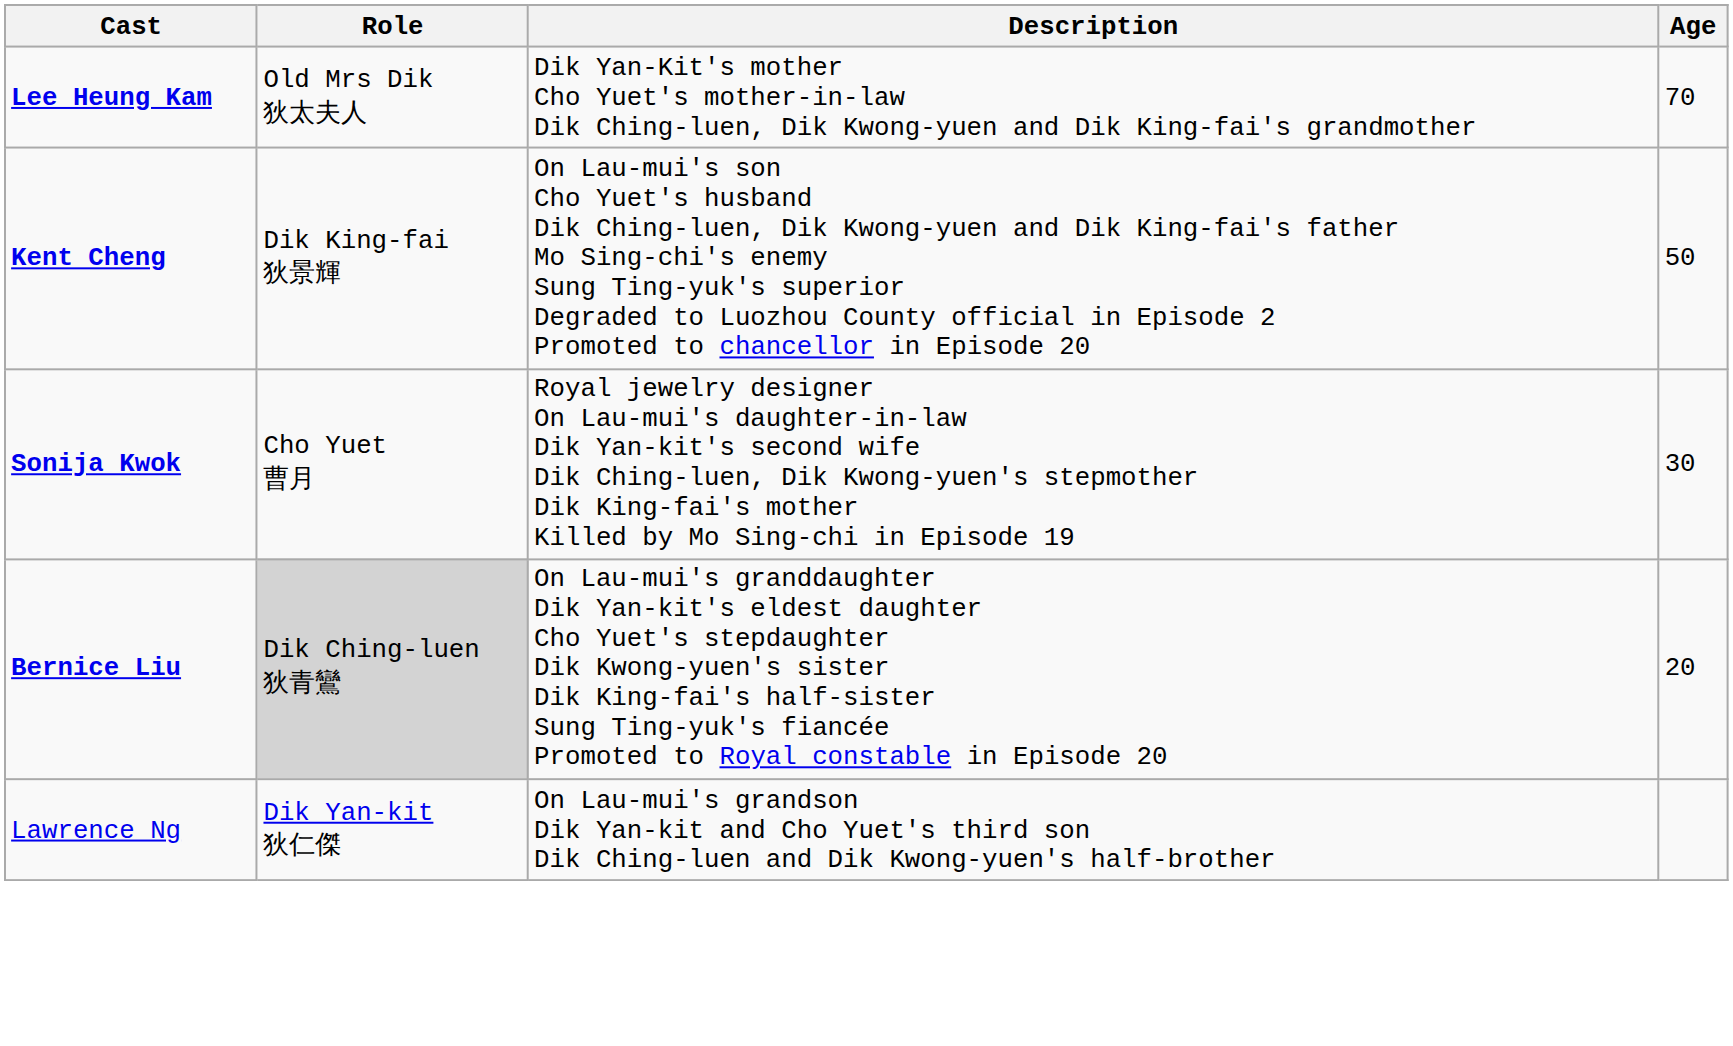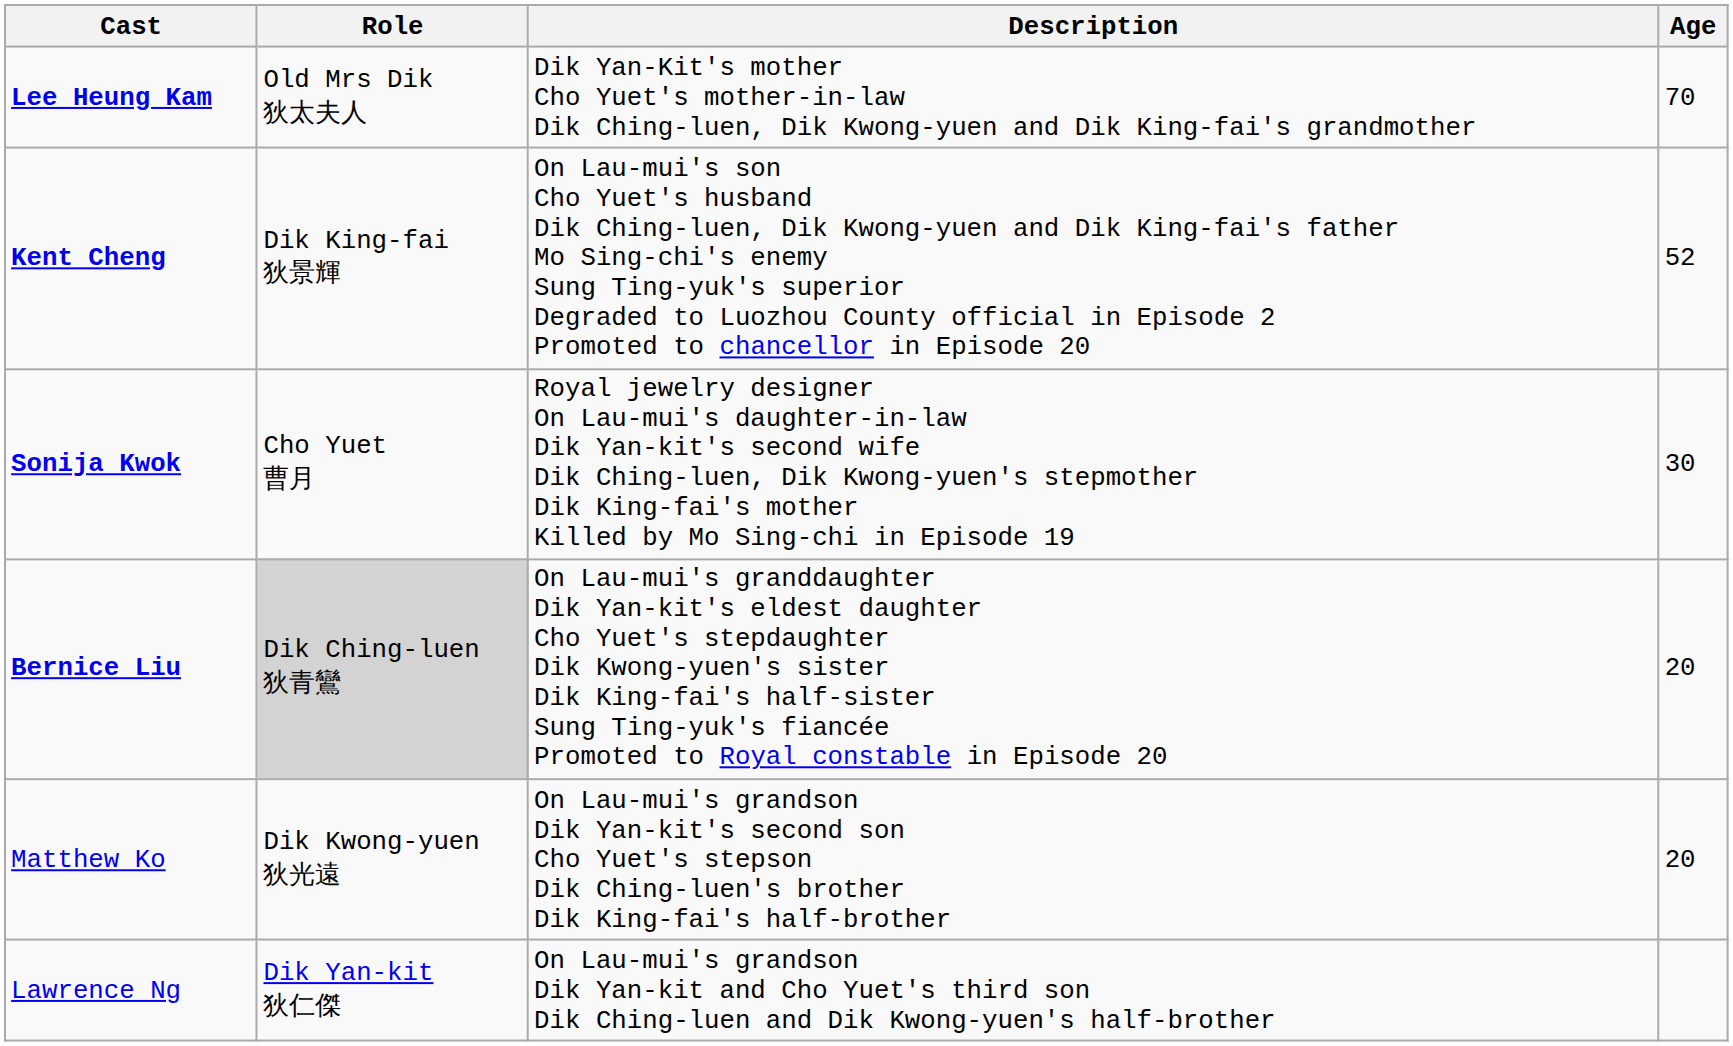(1680, 258) 50 -> (1680, 258) 52
+ row: (88, 859)
